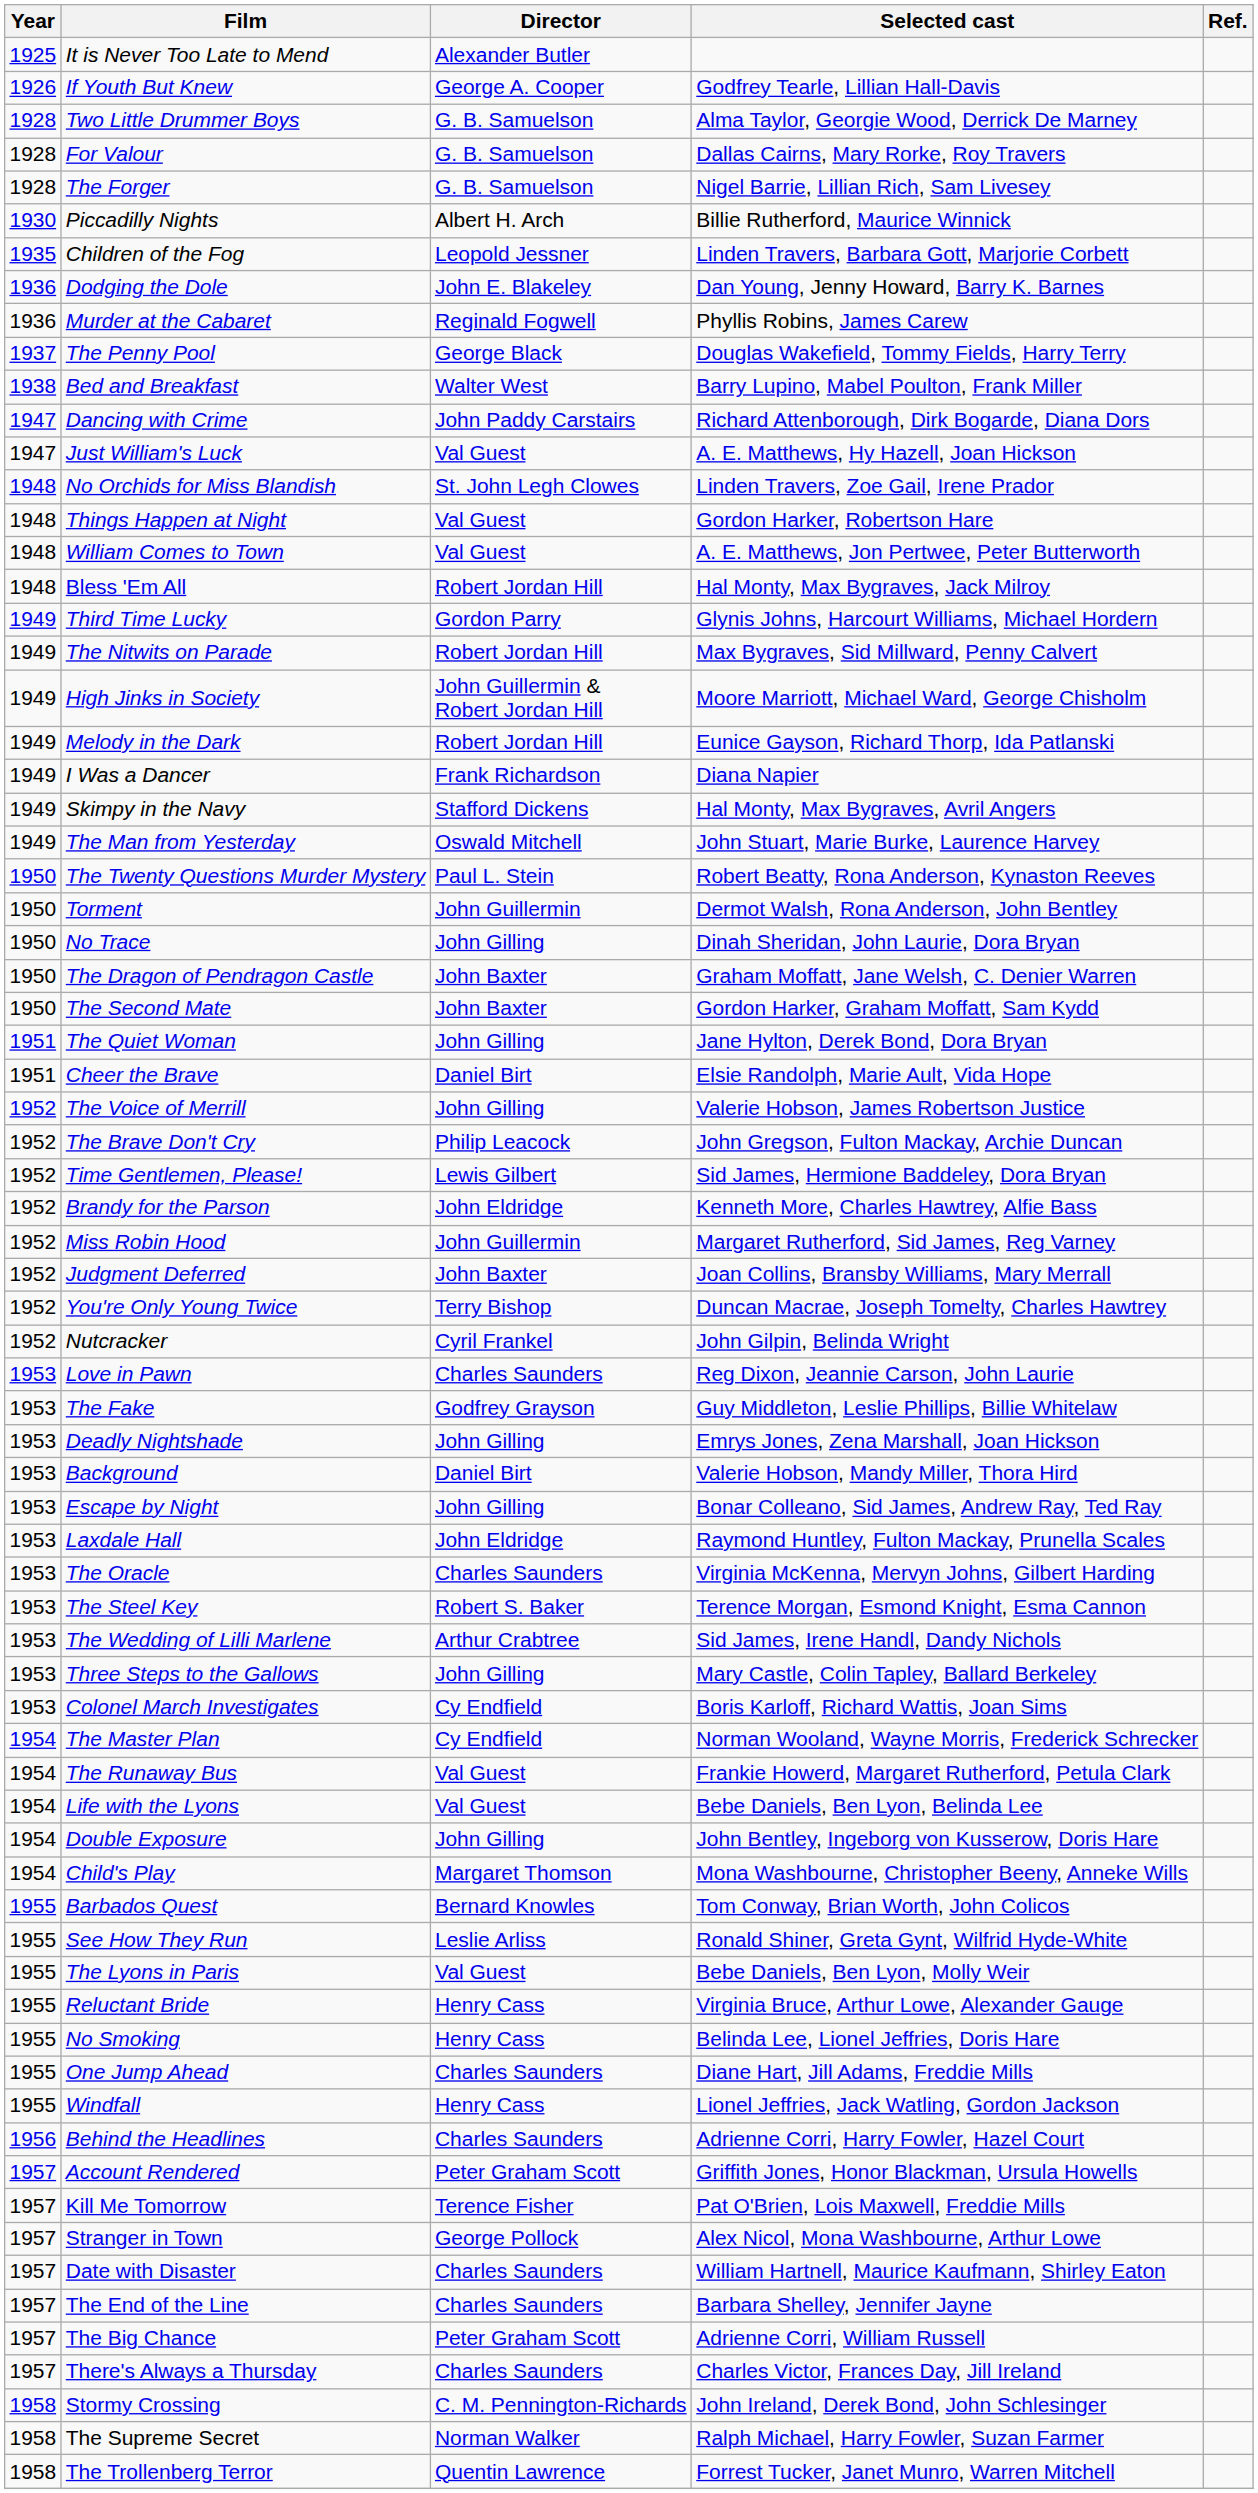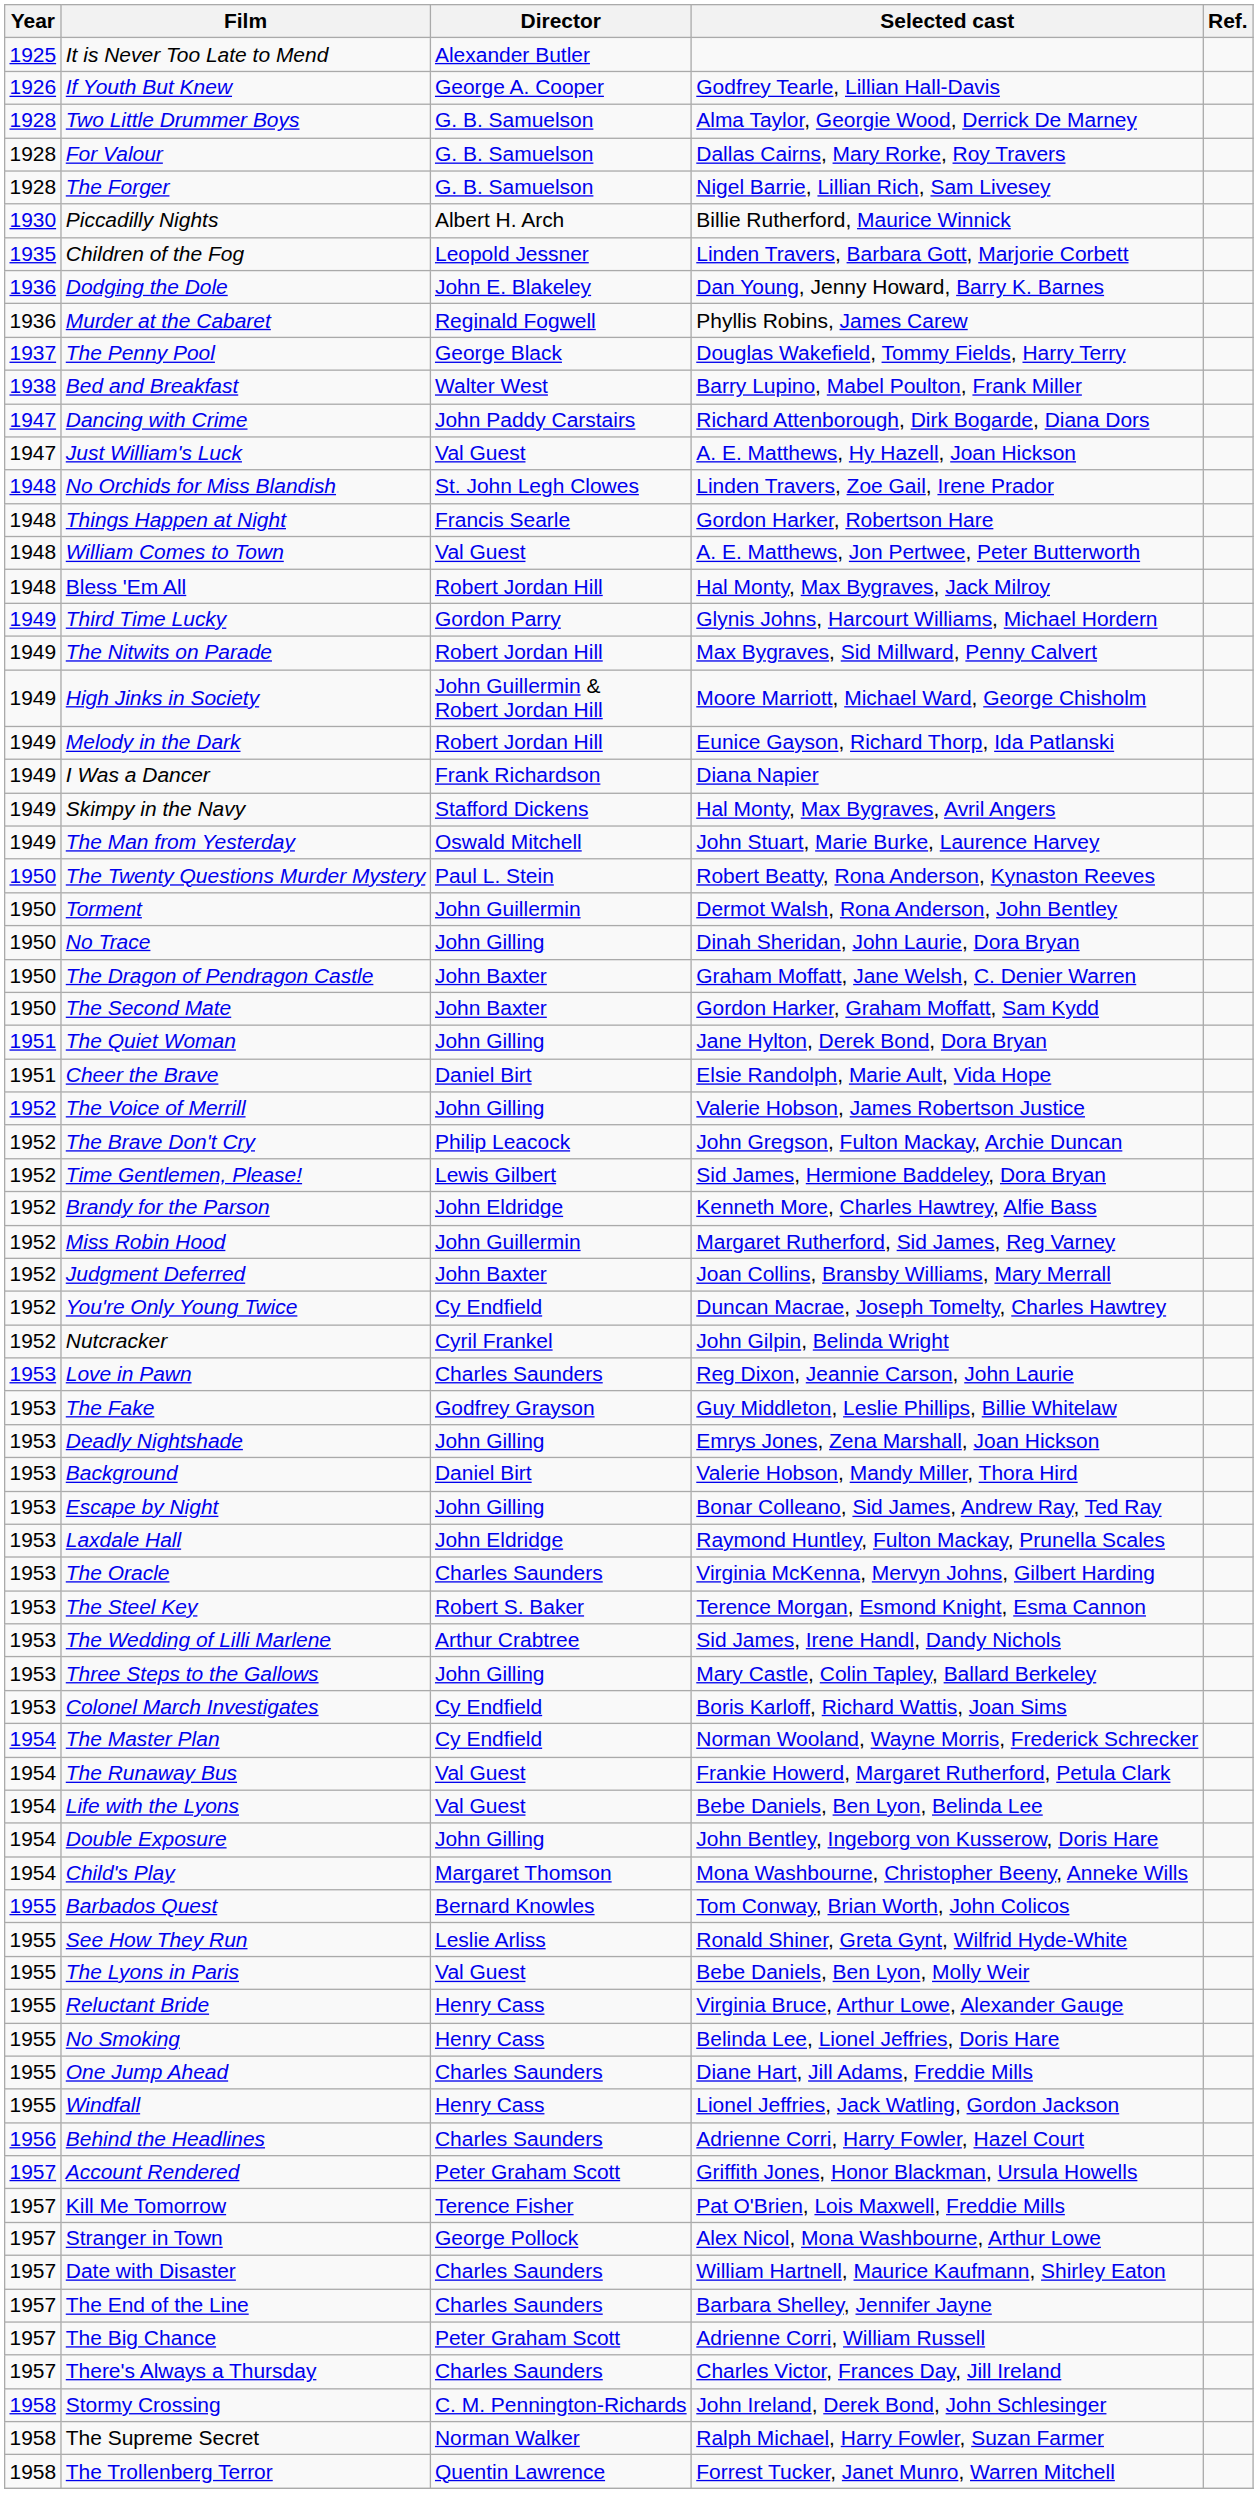(480, 519) Val Guest -> (503, 519) Francis Searle
(493, 1307) Terry Bishop -> (489, 1307) Cy Endfield
